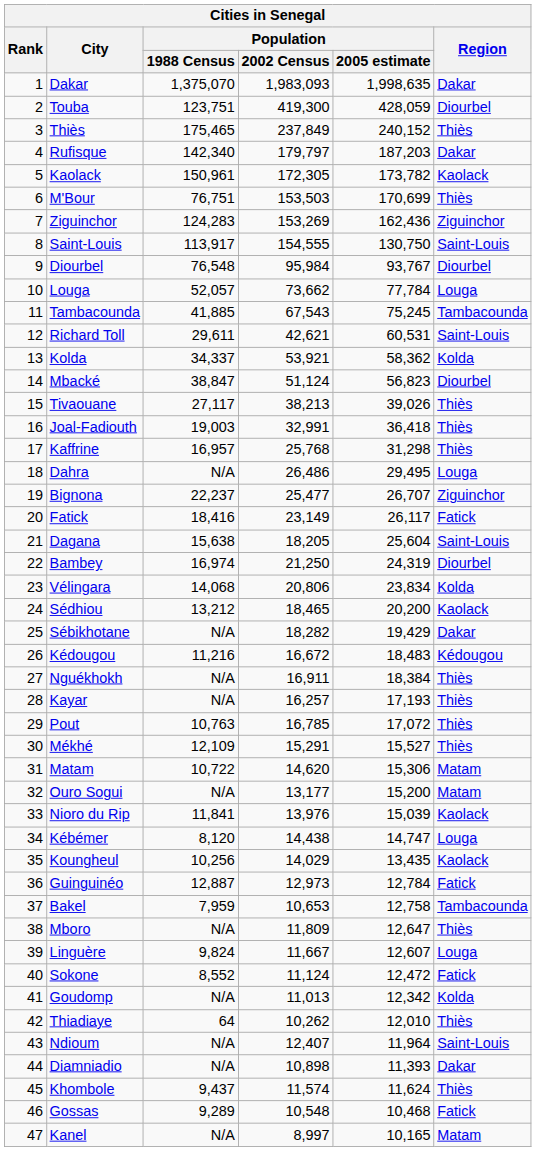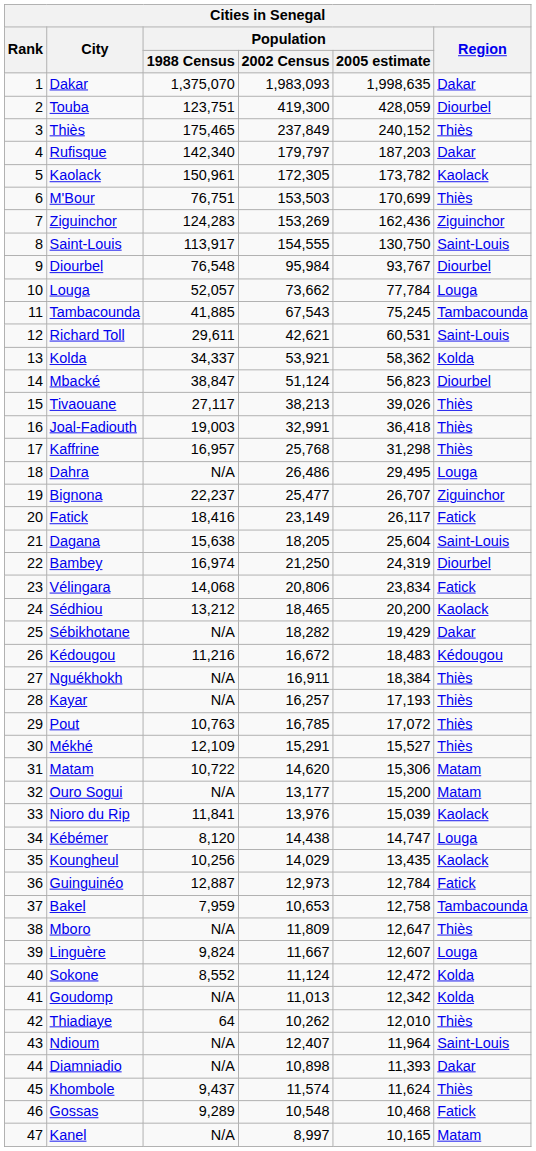(456, 586) Kolda -> (456, 586) Fatick
(456, 975) Fatick -> (456, 975) Kolda
